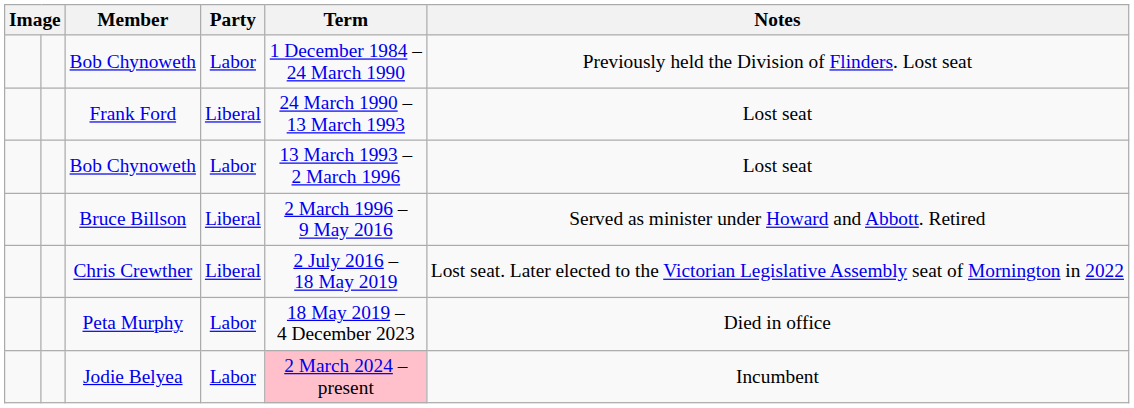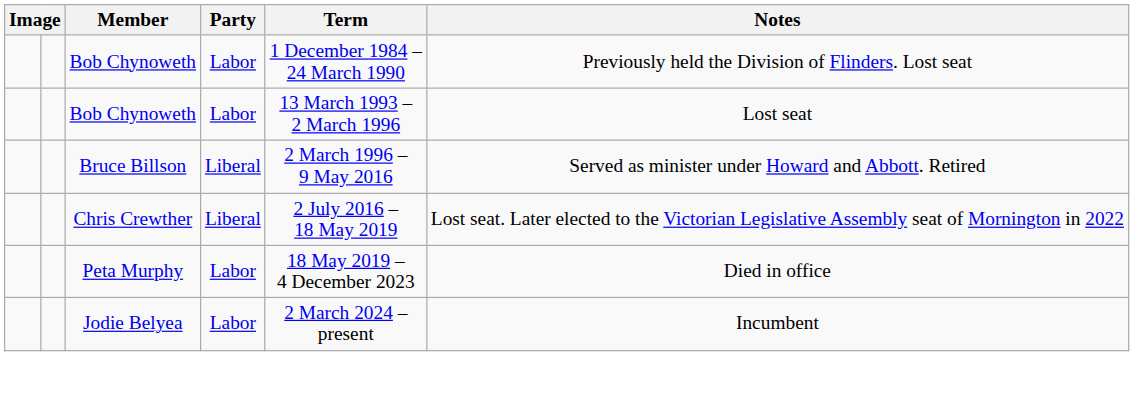- row: (133, 113)
(346, 376) pink background -> (346, 323) no background
